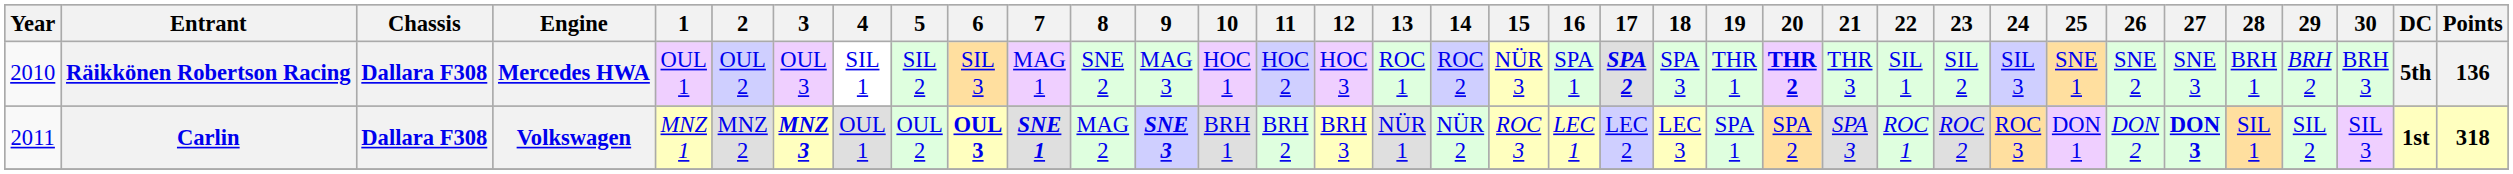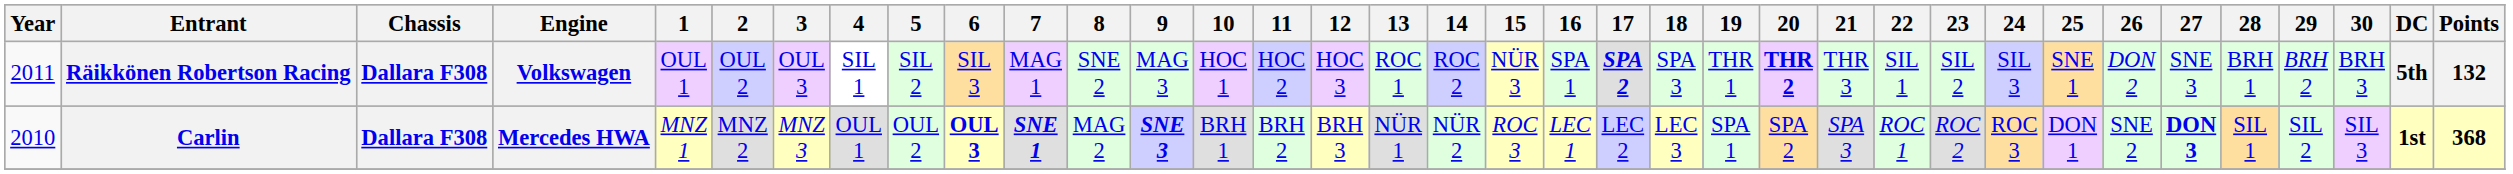(33, 73) 2010 -> (33, 73) 2011
(574, 73) Mercedes HWA -> (574, 73) Volkswagen
(2135, 73) SNE 2 -> (2132, 73) DON 2
(2473, 73) 136 -> (2469, 73) 132
(33, 137) 2011 -> (33, 137) 2010
(574, 137) Volkswagen -> (574, 137) Mercedes HWA
(804, 137) bold -> (802, 137) normal
(2135, 137) DON 2 -> (2132, 137) SNE 2
(2473, 137) 318 -> (2469, 137) 368
